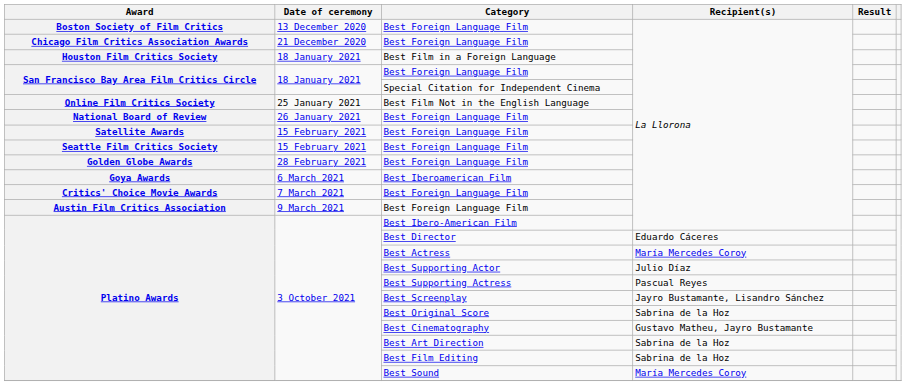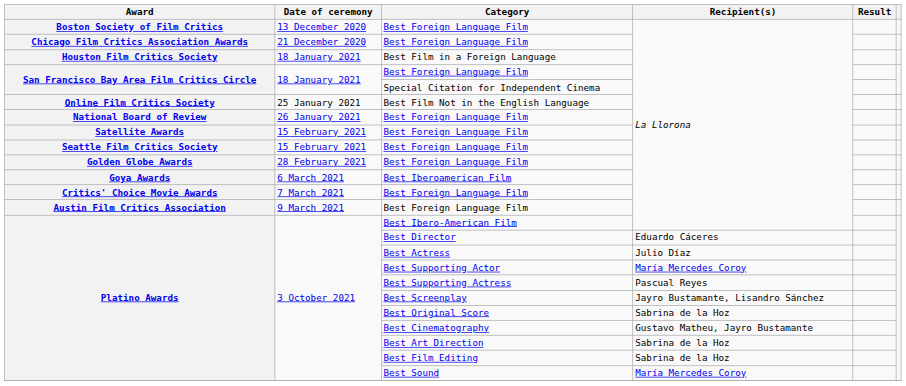(691, 253) María Mercedes Coroy -> (663, 253) Julio Díaz
(663, 268) Julio Díaz -> (691, 268) María Mercedes Coroy
